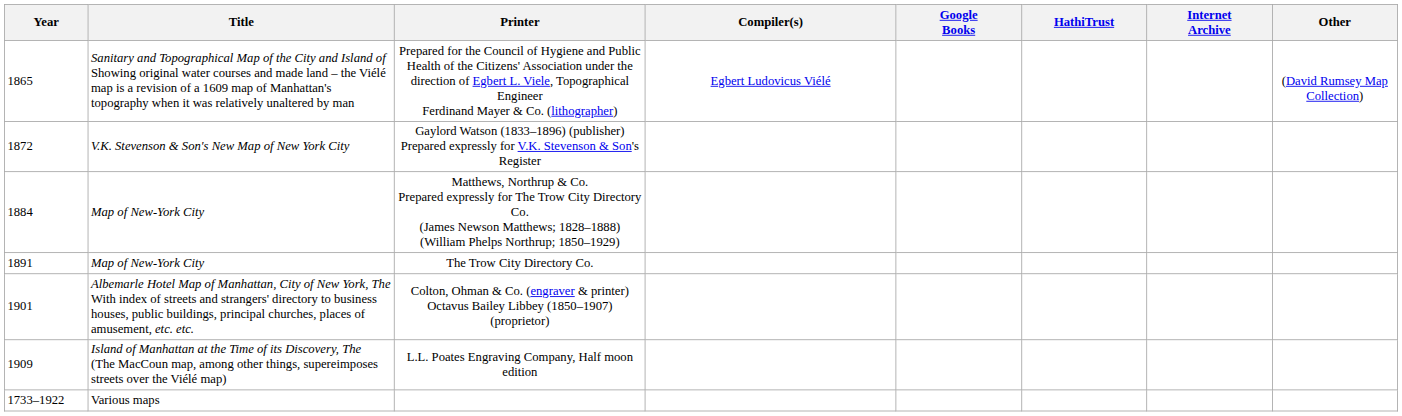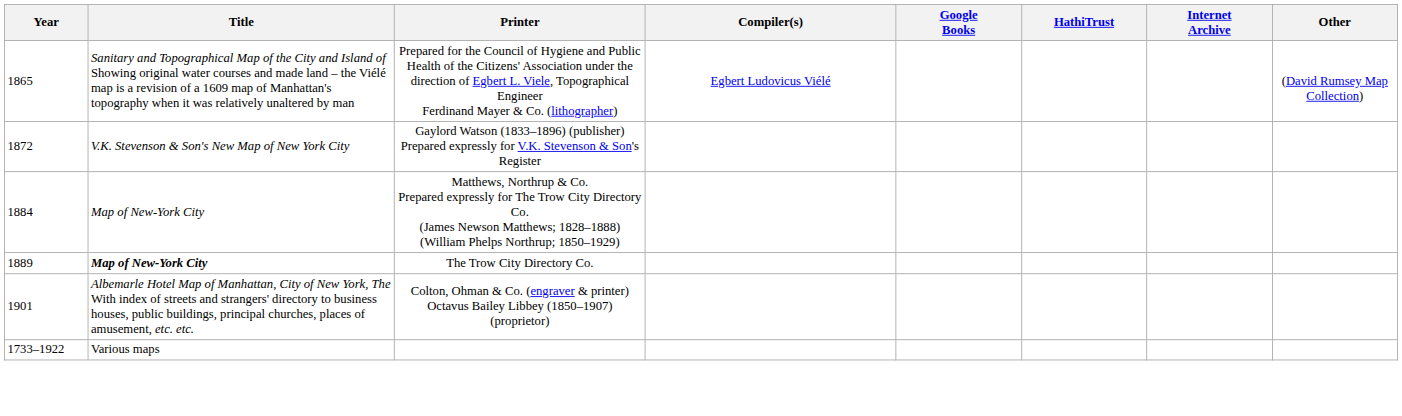(20, 263) 1891 -> (20, 263) 1889
(148, 263) normal -> (149, 263) bold
- row: (520, 365)
